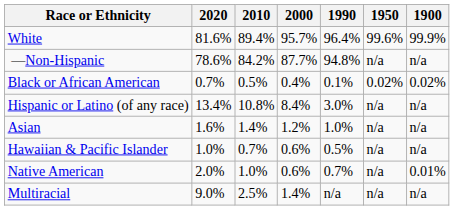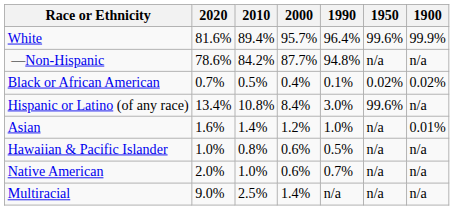(375, 104) n/a -> (385, 104) 99.6%
(418, 127) n/a -> (428, 127) 0.01%
(253, 149) 0.7% -> (253, 149) 0.8%
(428, 171) 0.01% -> (418, 171) n/a
